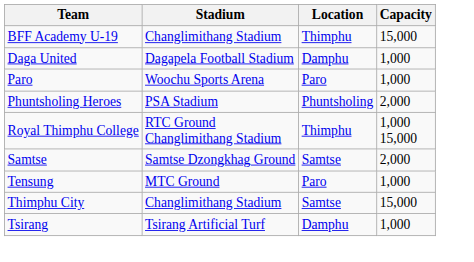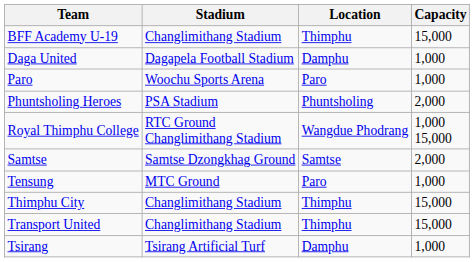(327, 130) Thimphu -> (355, 130) Wangdue Phodrang
(321, 203) Samtse -> (327, 203) Thimphu
+ row: (54, 224)
